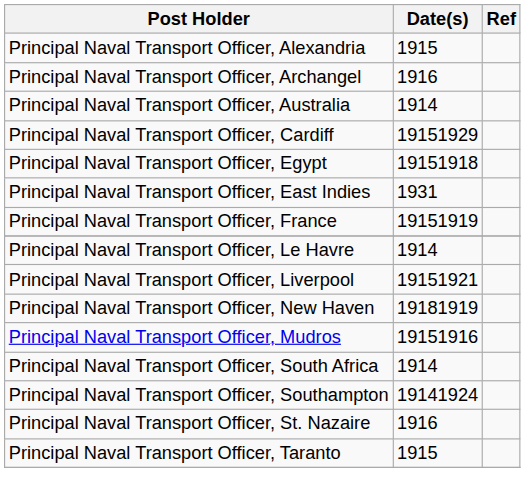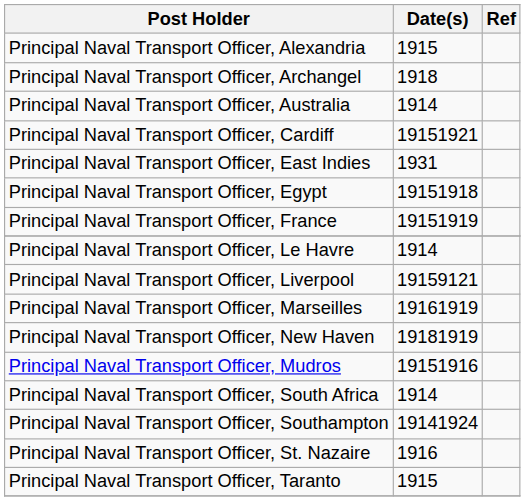(417, 76) 1916 -> (417, 76) 1918
(438, 134) 19151929 -> (438, 134) 19151921
rows swapped: (168, 163) <-> (190, 192)
(438, 279) 19151921 -> (438, 279) 19159121
+ row: (186, 308)
